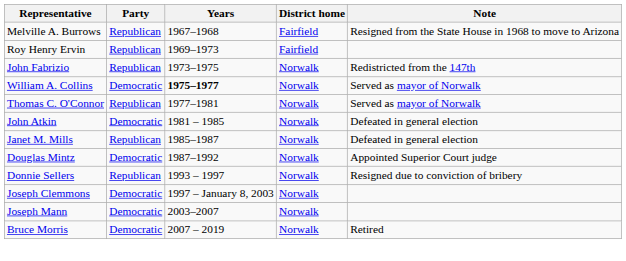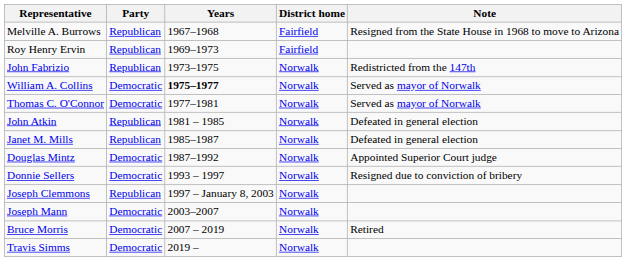(135, 103) Republican -> (136, 103) Democratic
(136, 121) Democratic -> (135, 121) Republican
(135, 175) Republican -> (136, 175) Democratic
(136, 193) Democratic -> (135, 193) Republican
+ row: (38, 247)
